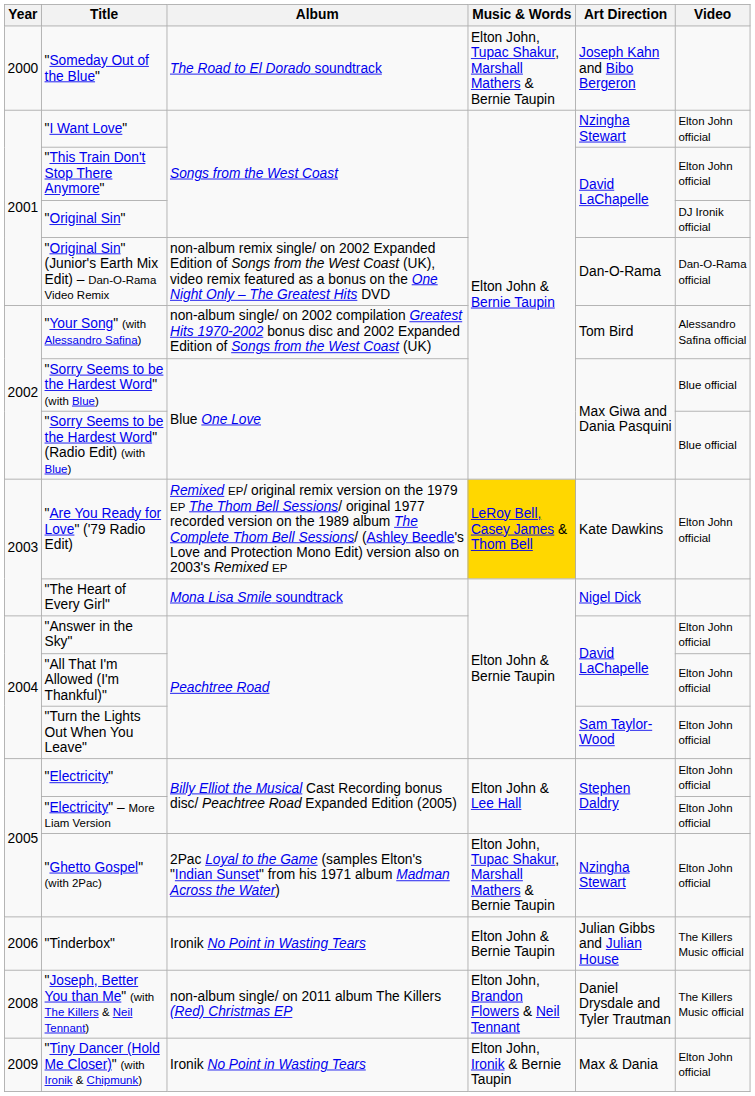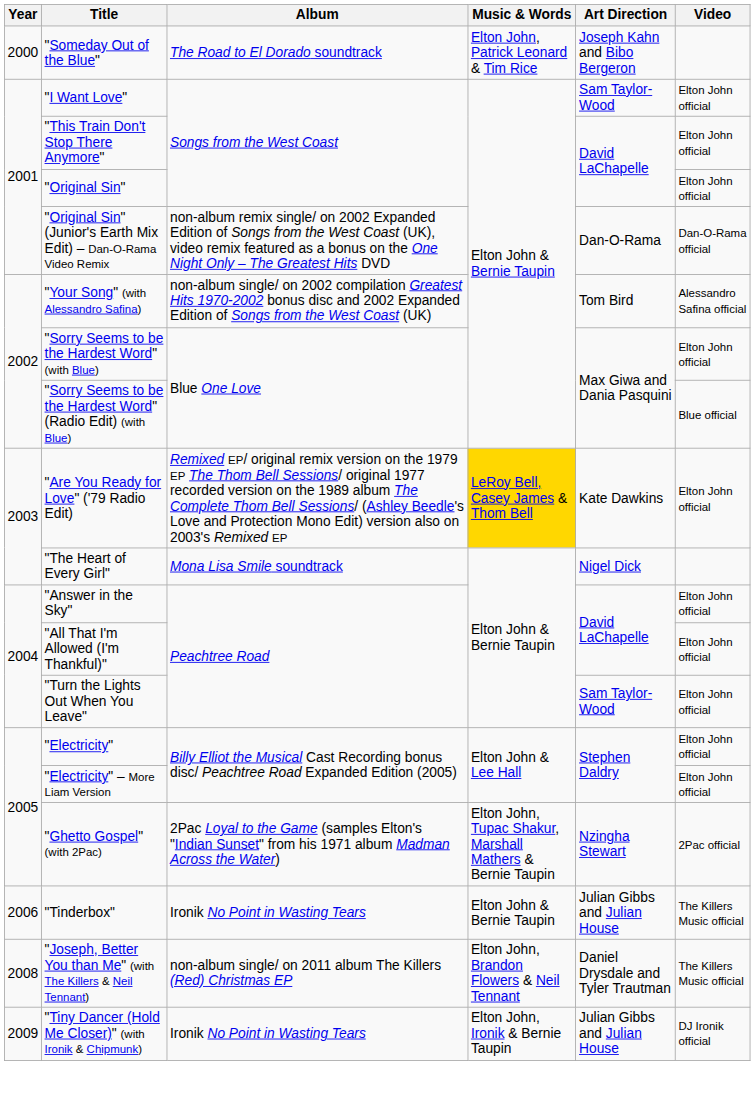(515, 68) Elton John, Tupac Shakur, Marshall Mathers & Bernie Taupin -> (519, 52) Elton John, Patrick Leonard & Tim Rice
(604, 128) Nzingha Stewart -> (616, 97) Sam Taylor-Wood
(701, 219) DJ Ironik official -> (705, 188) Elton John official
(708, 385) Blue official -> (705, 354) Elton John official
(705, 876) Elton John official -> (709, 845) 2Pac official
(618, 1064) Max & Dania -> (617, 1033) Julian Gibbs and Julian House
(705, 1065) Elton John official -> (701, 1034) DJ Ironik official
